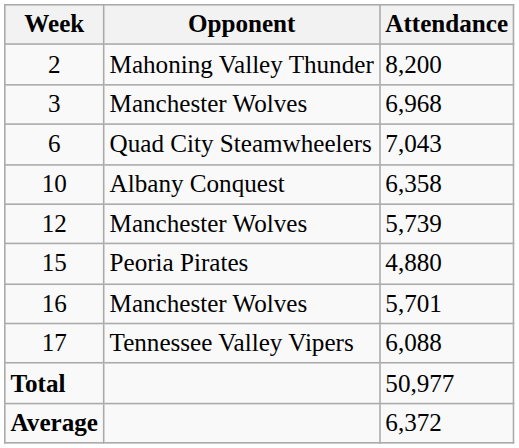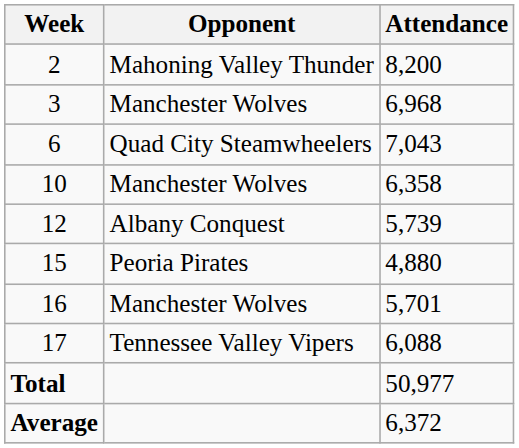(197, 183) Albany Conquest -> (208, 183) Manchester Wolves
(208, 223) Manchester Wolves -> (197, 223) Albany Conquest
